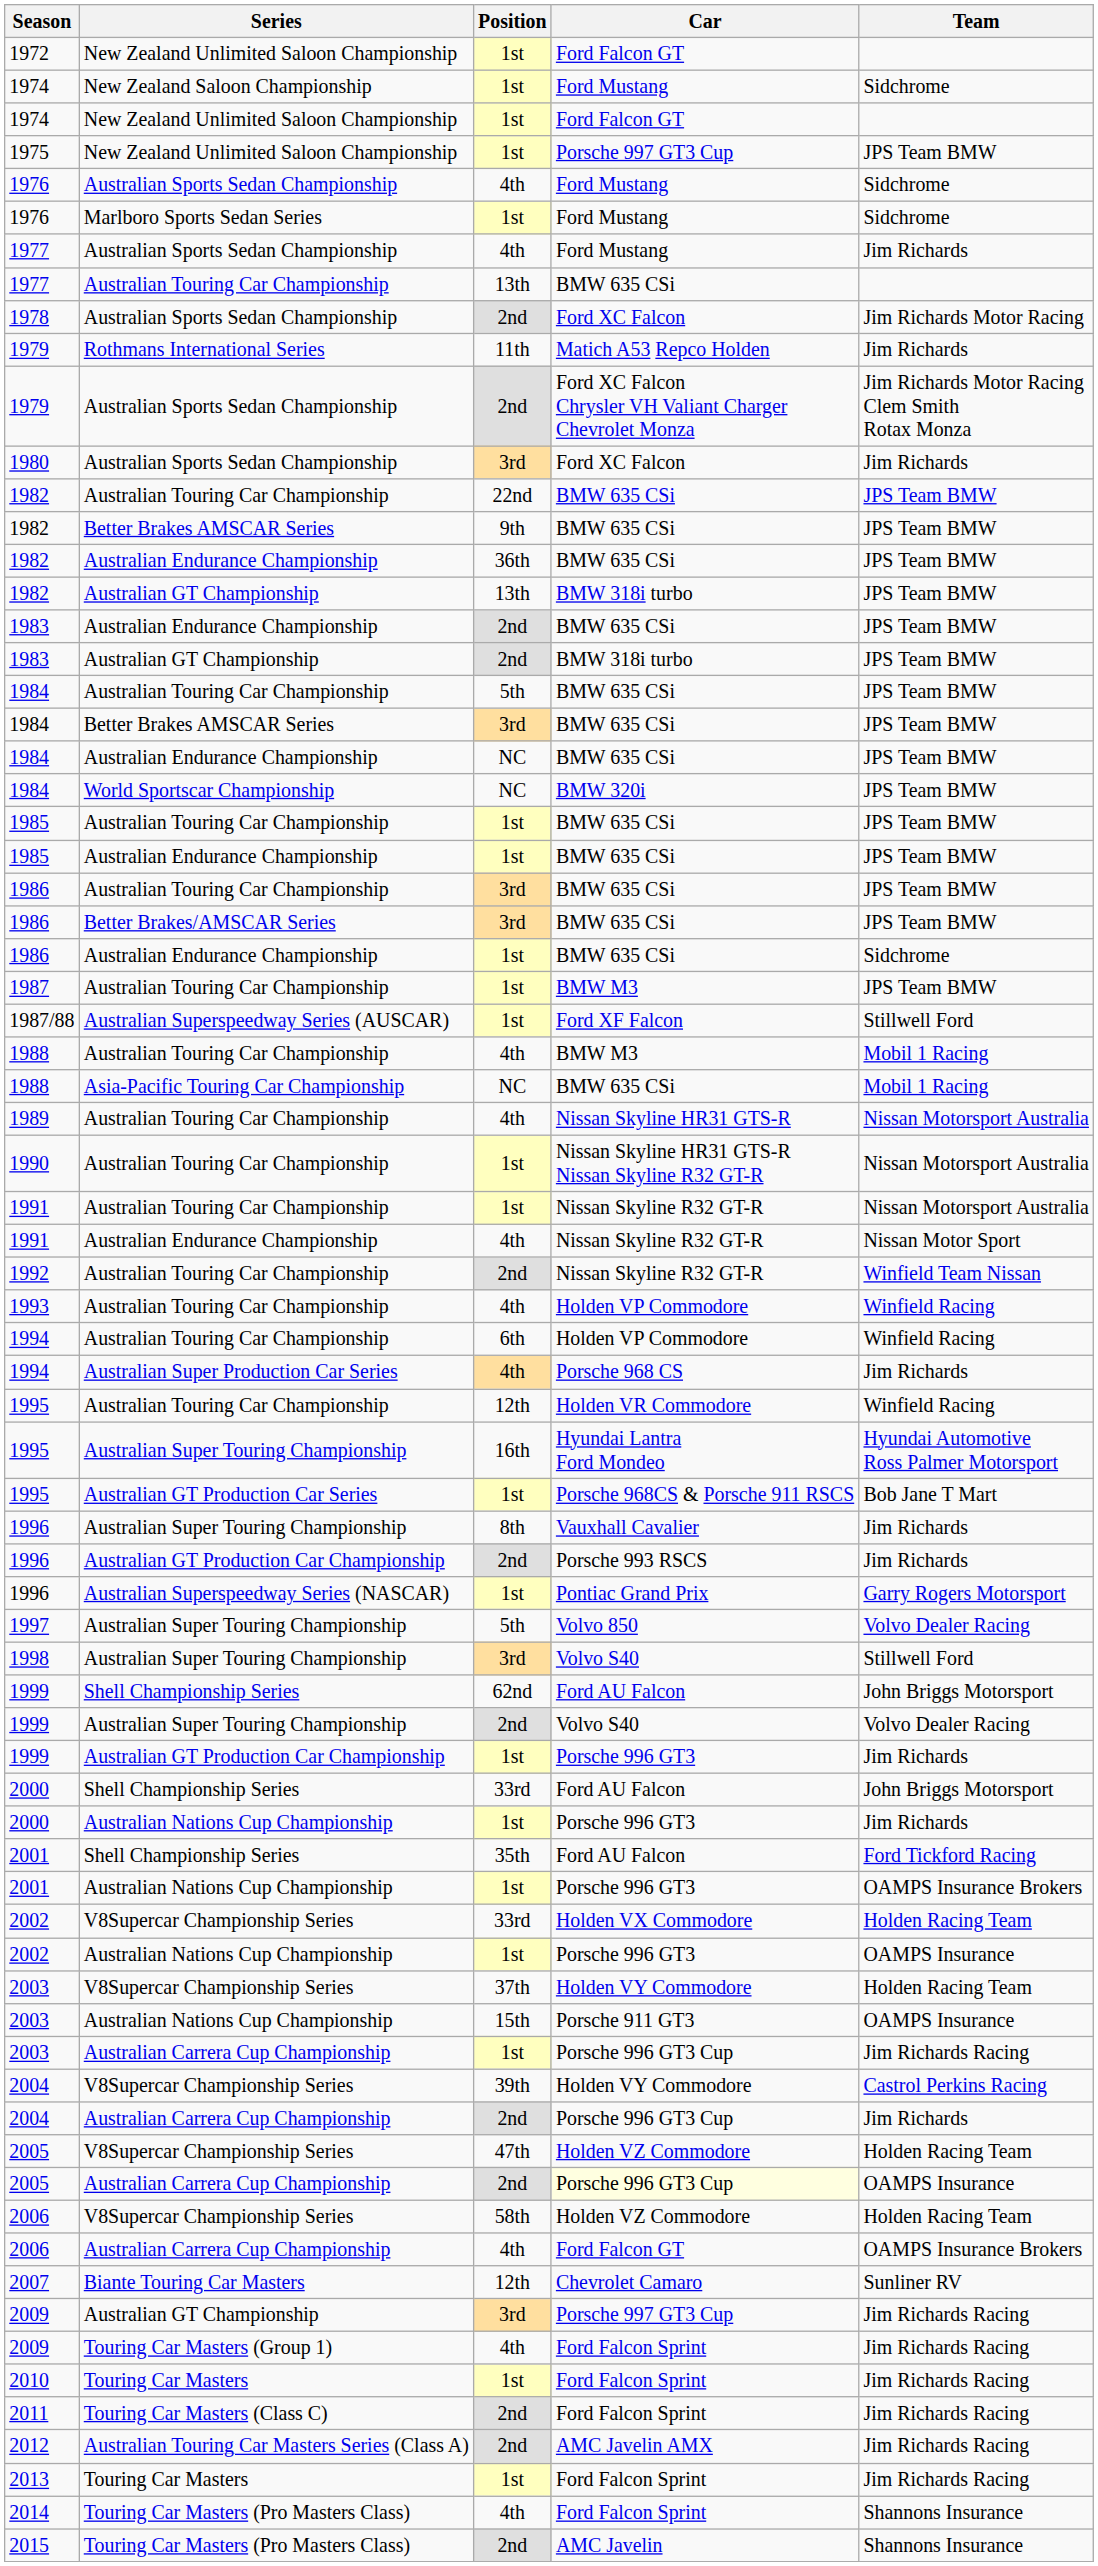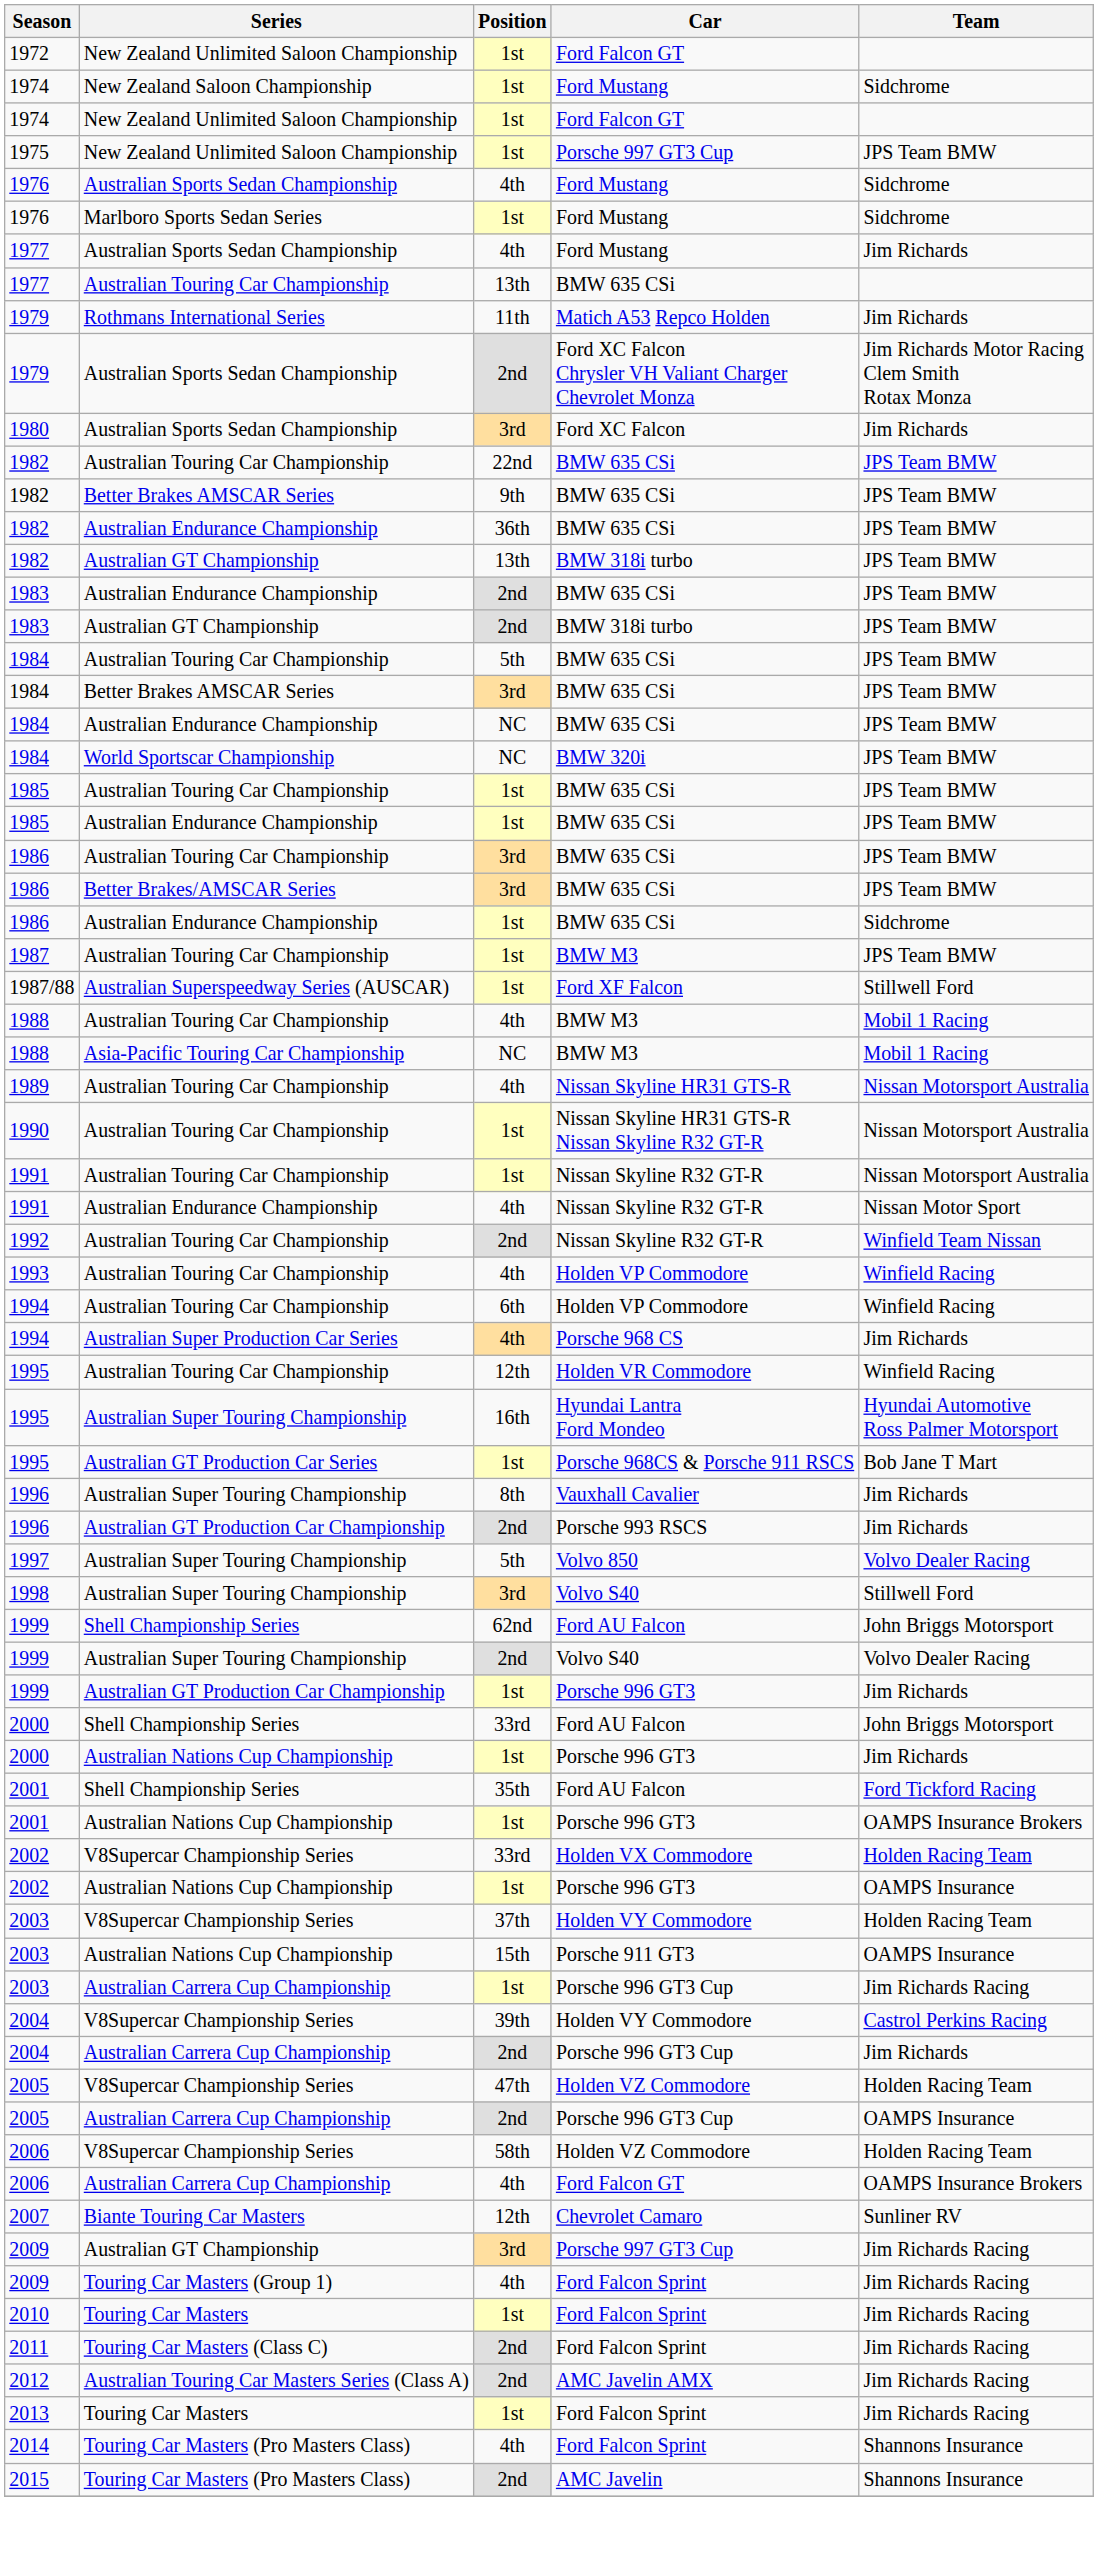- row: (29, 316)
(615, 1086) BMW 635 CSi -> (597, 1053) BMW M3
- row: (29, 1592)
(645, 2183) lightyellow background -> (645, 2118) no background
